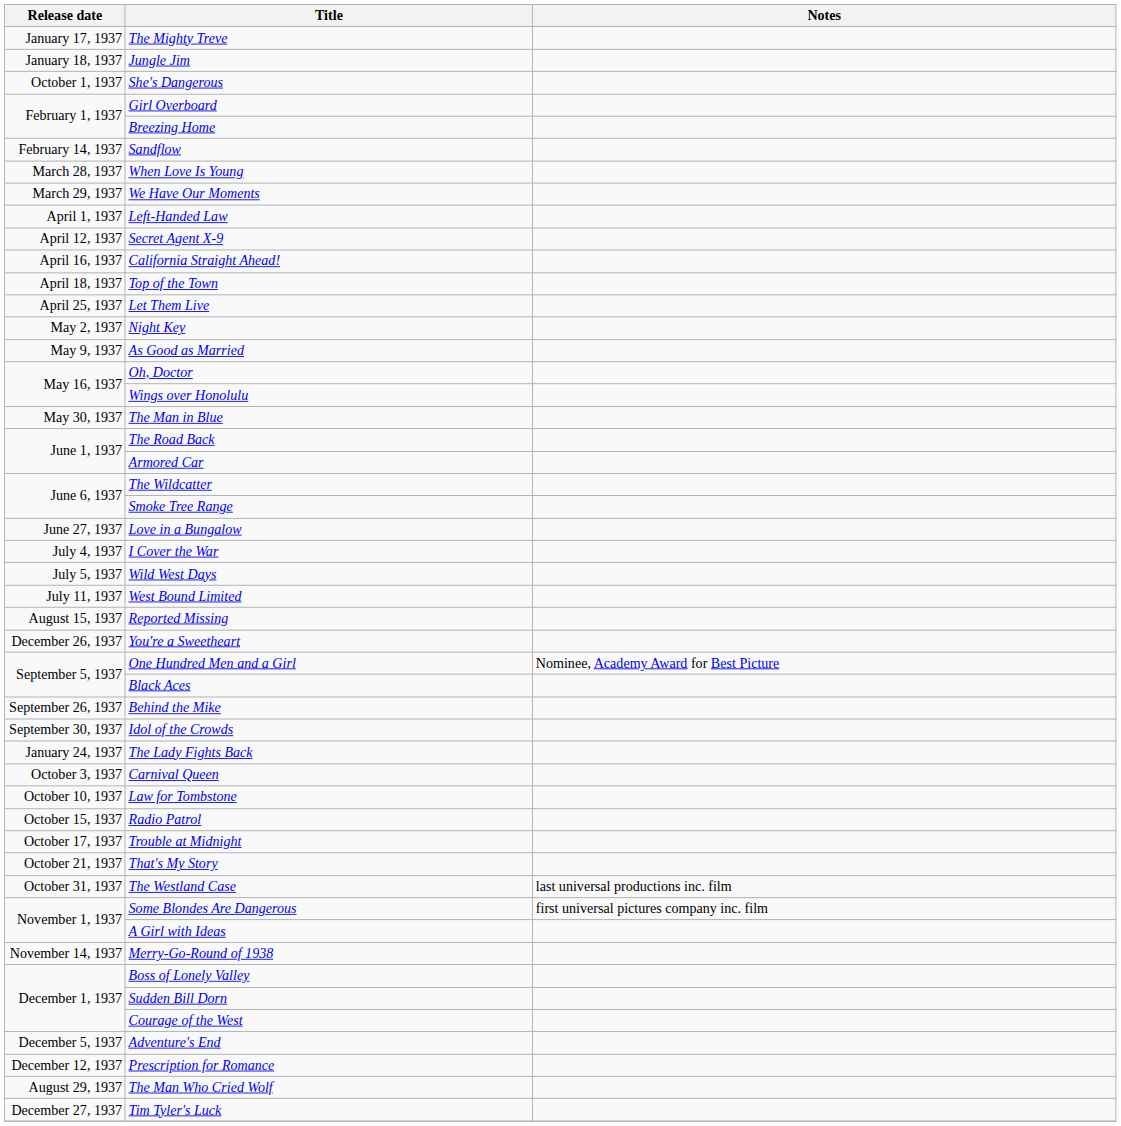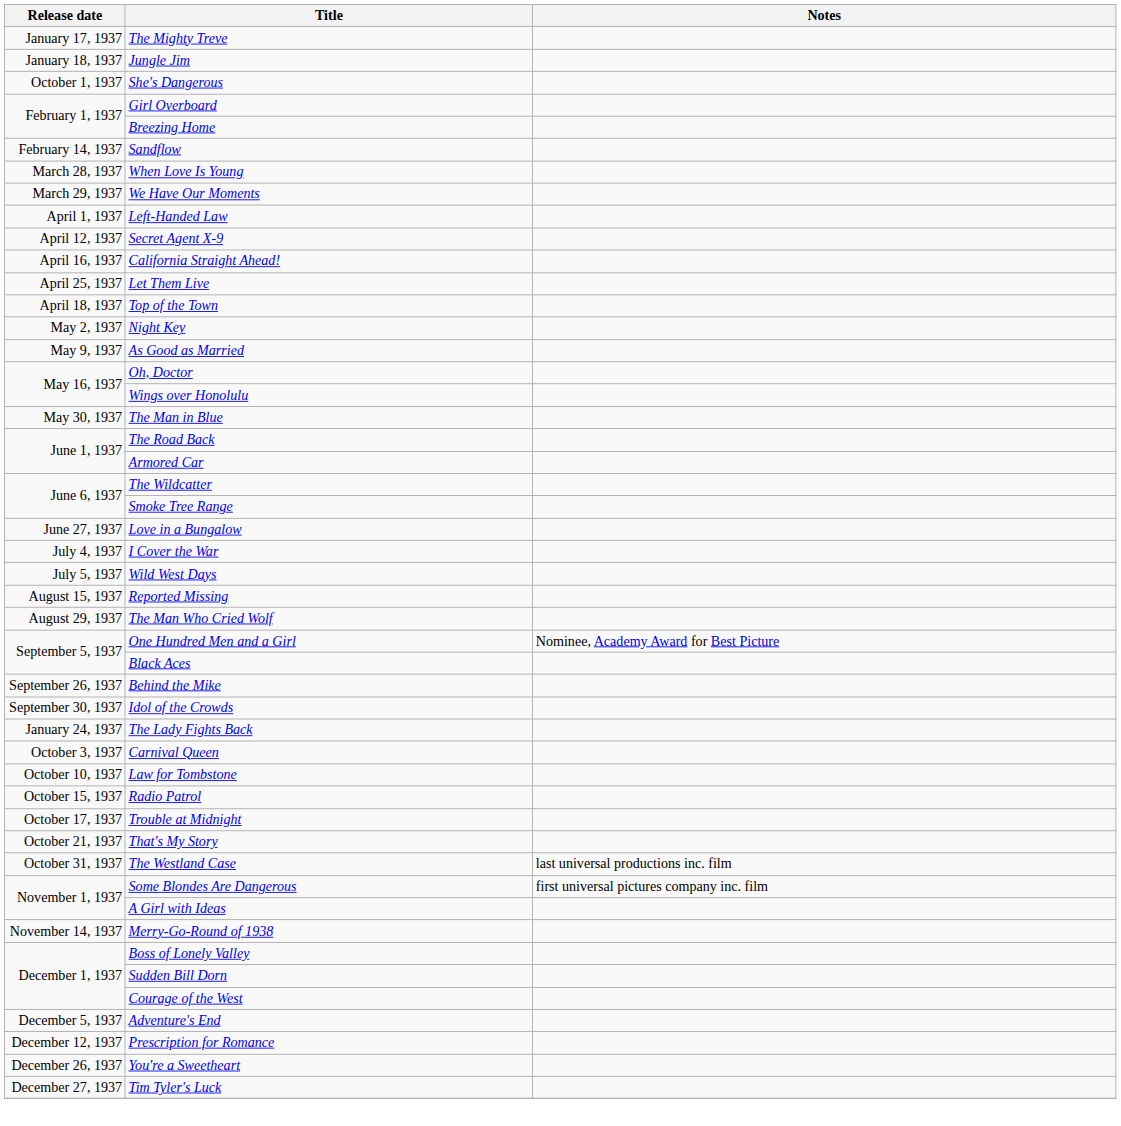rows swapped: (173, 283) <-> (169, 305)
- row: (185, 596)
rows swapped: (201, 1087) <-> (184, 640)
